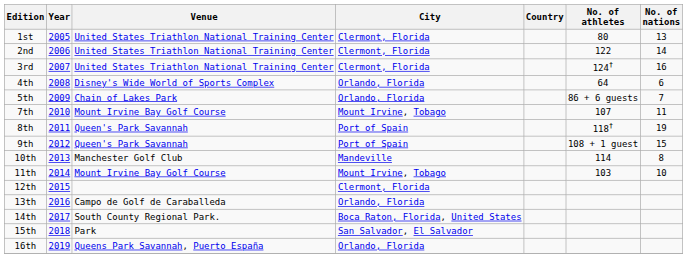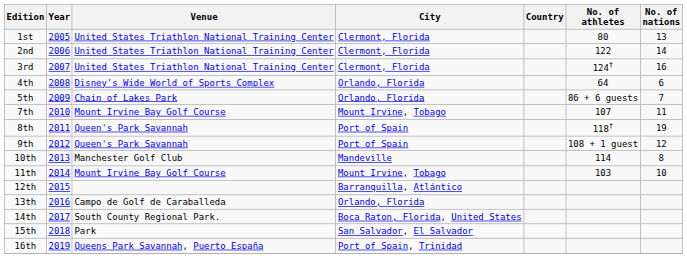(661, 144) 15 -> (661, 144) 12
(384, 187) Clermont, Florida -> (400, 187) Barranquilla, Atlántico
(381, 246) Orlando, Florida -> (400, 246) Port of Spain, Trinidad
